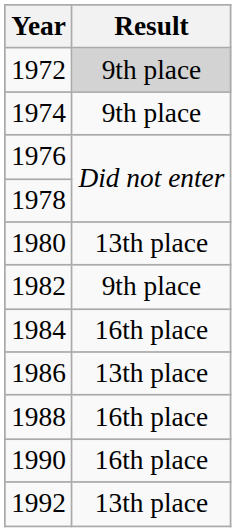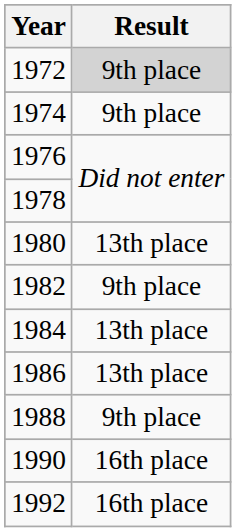(151, 329) 16th place -> (151, 329) 13th place
(151, 416) 16th place -> (151, 416) 9th place
(151, 503) 13th place -> (151, 503) 16th place
